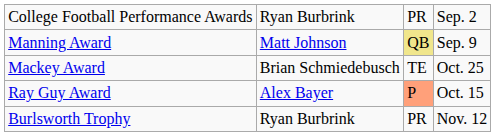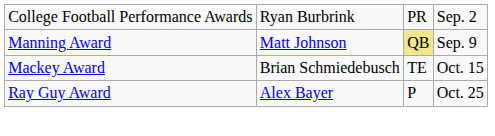(460, 67) Oct. 25 -> (460, 67) Oct. 15
(412, 93) lightsalmon background -> (412, 93) no background
(460, 93) Oct. 15 -> (460, 93) Oct. 25
- row: (69, 118)
